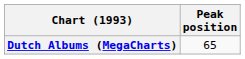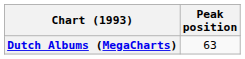(210, 45) 65 -> (210, 45) 63
